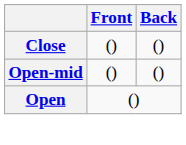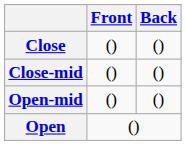+ row: (46, 72)
